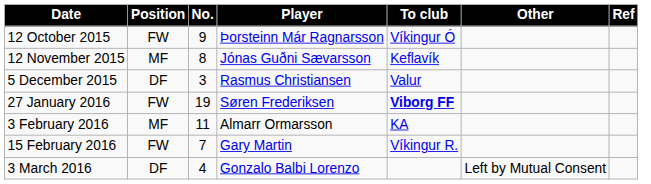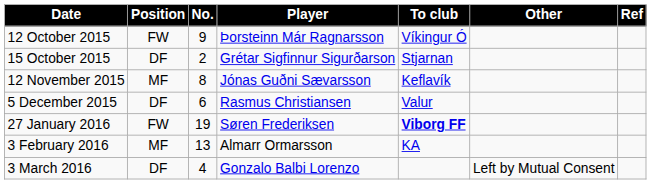+ row: (59, 59)
(203, 80) 3 -> (203, 102) 6
(203, 124) 11 -> (203, 146) 13
- row: (62, 146)
